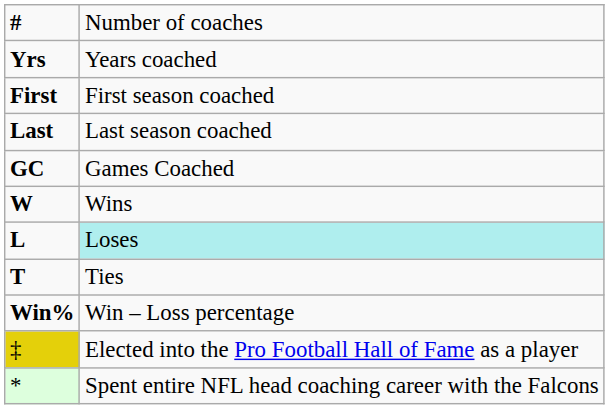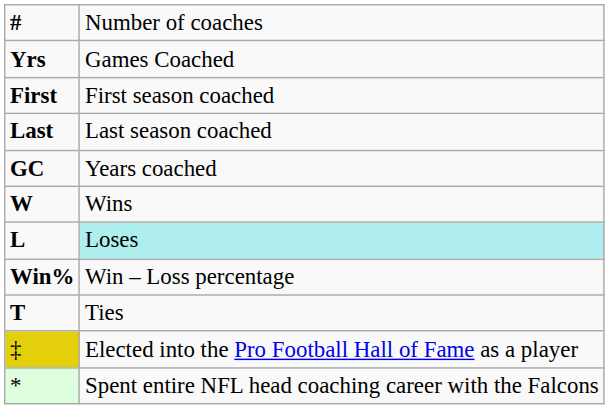(151, 58) Years coached -> (160, 58) Games Coached
(160, 167) Games Coached -> (151, 167) Years coached
rows swapped: (18, 276) <-> (42, 312)
